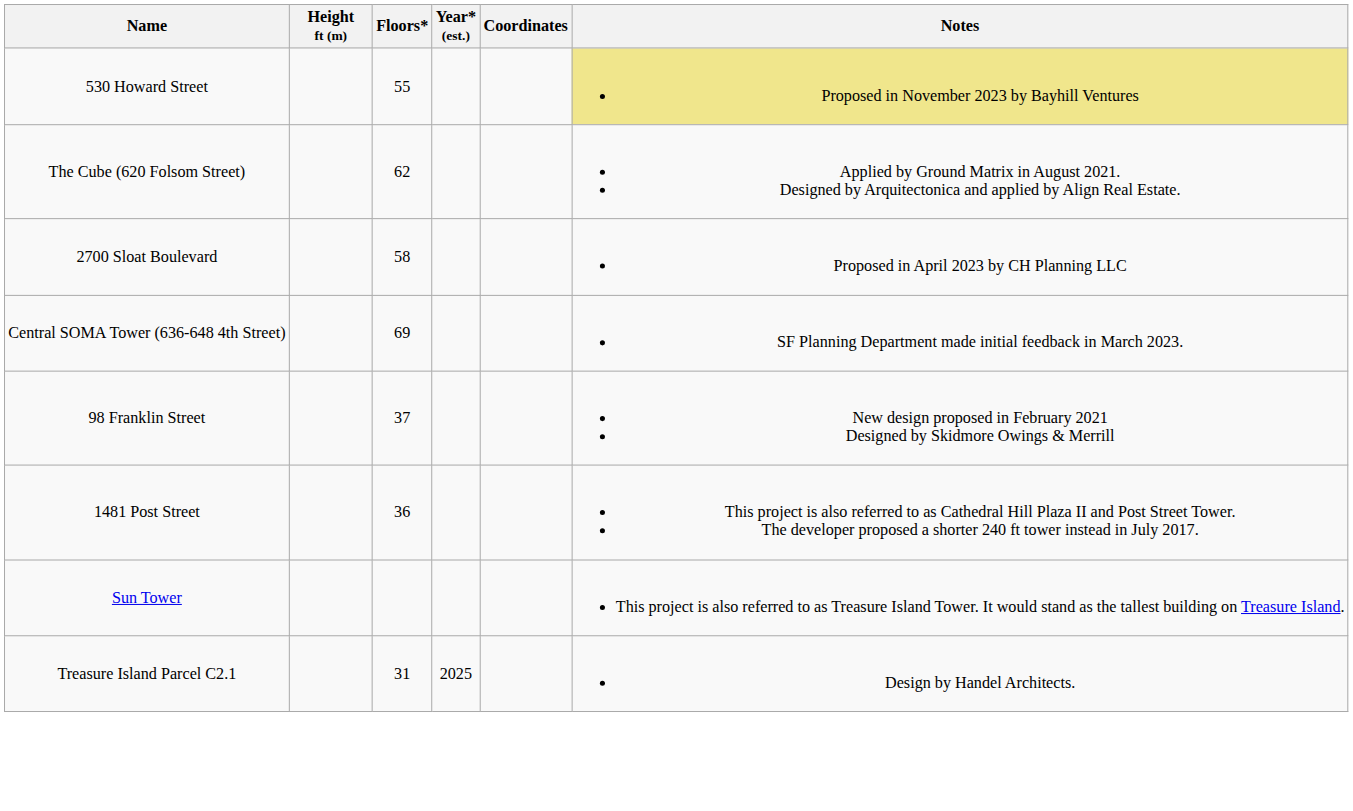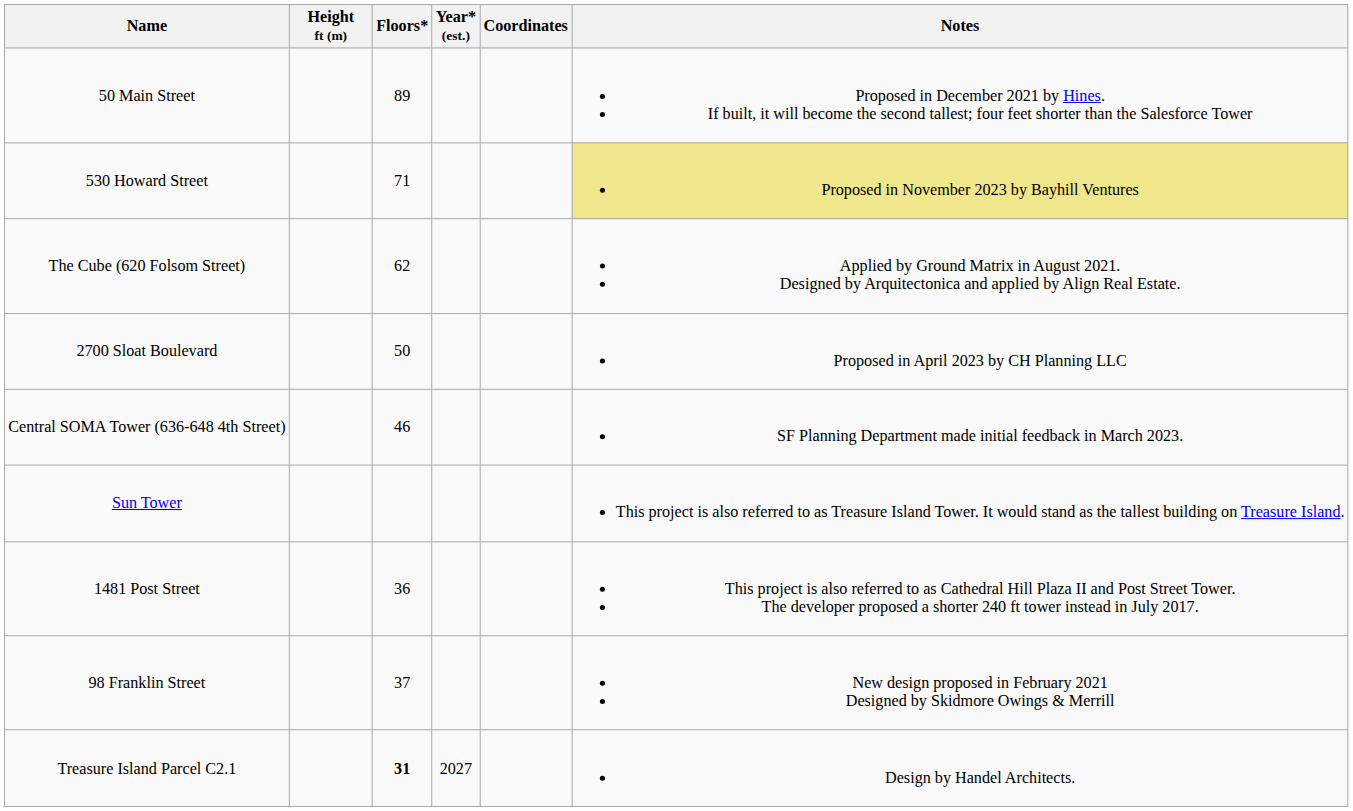+ row: (147, 95)
(402, 86) 55 -> (402, 180) 71
(402, 256) 58 -> (402, 351) 50
(402, 332) 69 -> (402, 427) 46
rows swapped: (147, 597) <-> (147, 418)
(402, 673) normal -> (402, 768) bold
(456, 673) 2025 -> (456, 768) 2027
